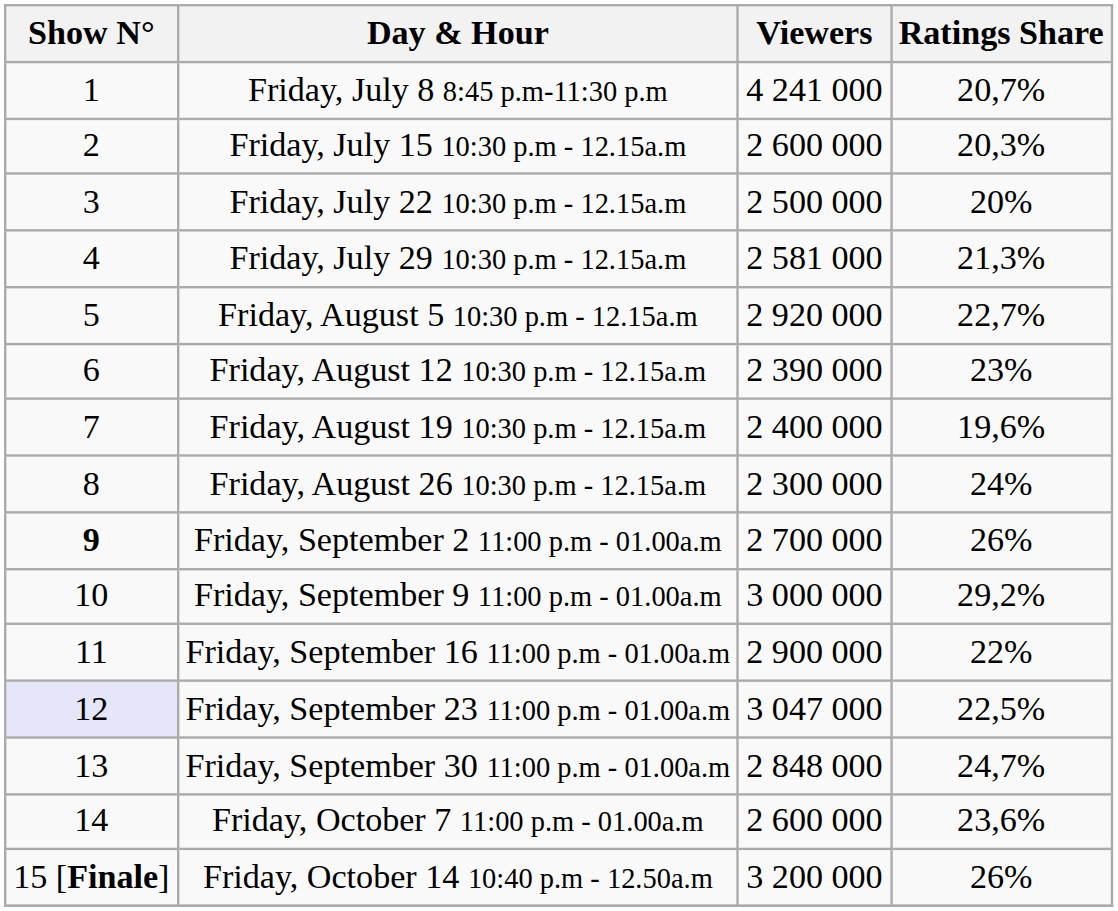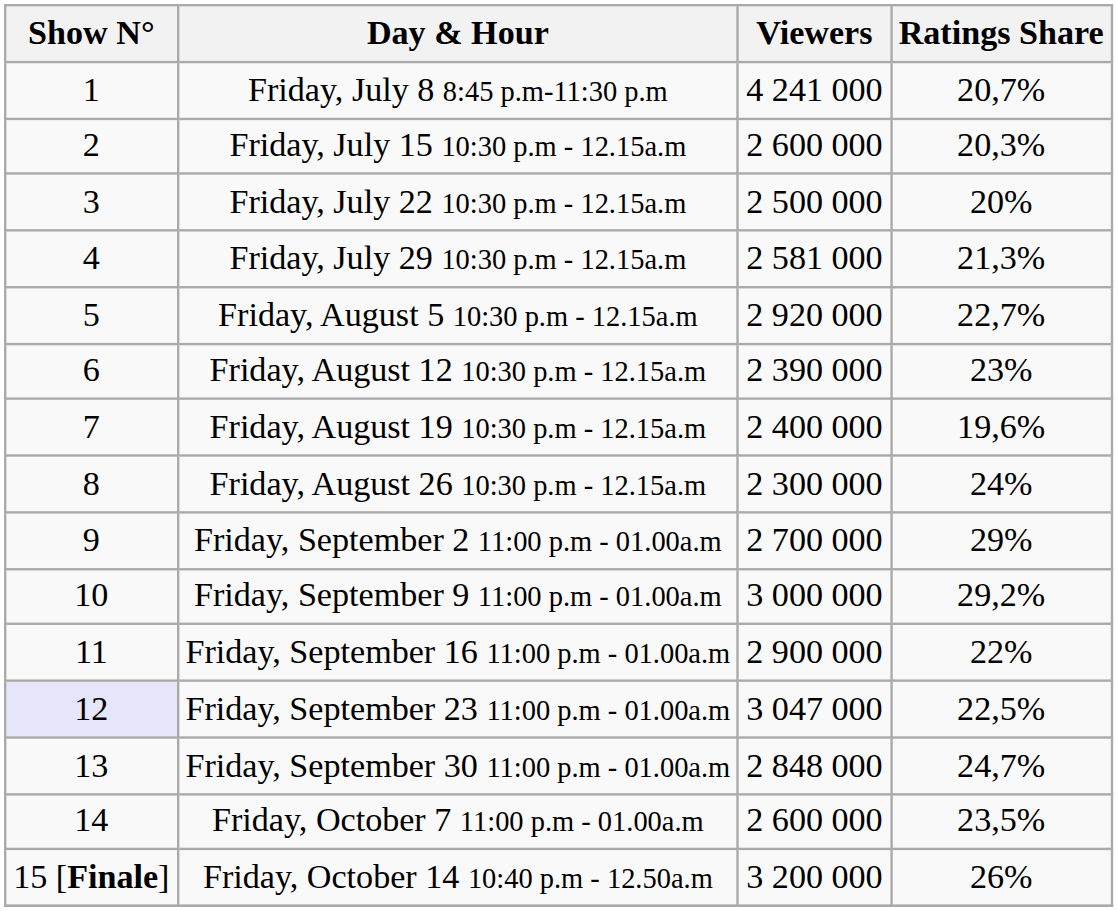(91, 539) bold -> (91, 539) normal
(1001, 539) 26% -> (1001, 539) 29%
(1001, 821) 23,6% -> (1001, 821) 23,5%
